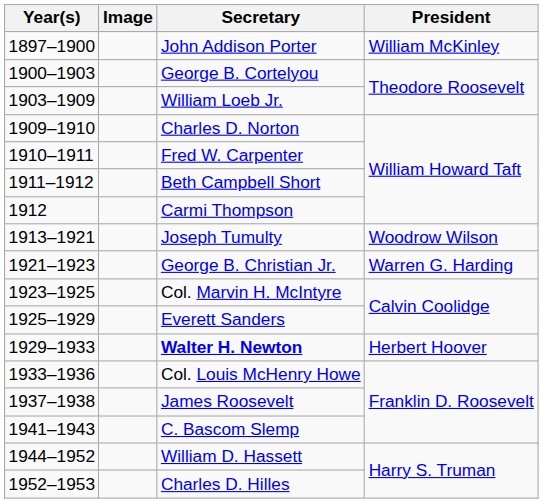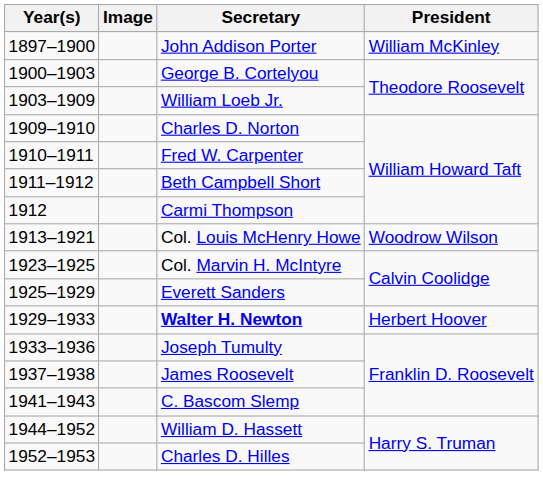(221, 237) Joseph Tumulty -> (261, 237) Col. Louis McHenry Howe
- row: (52, 264)
(261, 374) Col. Louis McHenry Howe -> (221, 347) Joseph Tumulty
